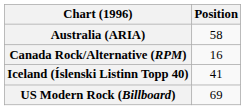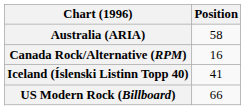(216, 94) 69 -> (216, 94) 66
